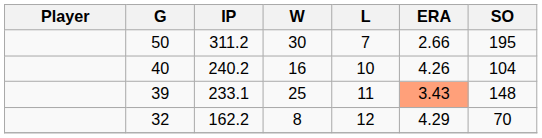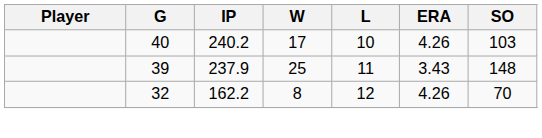- row: (160, 42)
(297, 68) 16 -> (297, 42) 17
(502, 68) 104 -> (502, 42) 103
(229, 94) 233.1 -> (229, 68) 237.9
(434, 94) lightsalmon background -> (434, 68) no background
(434, 119) 4.29 -> (434, 94) 4.26
